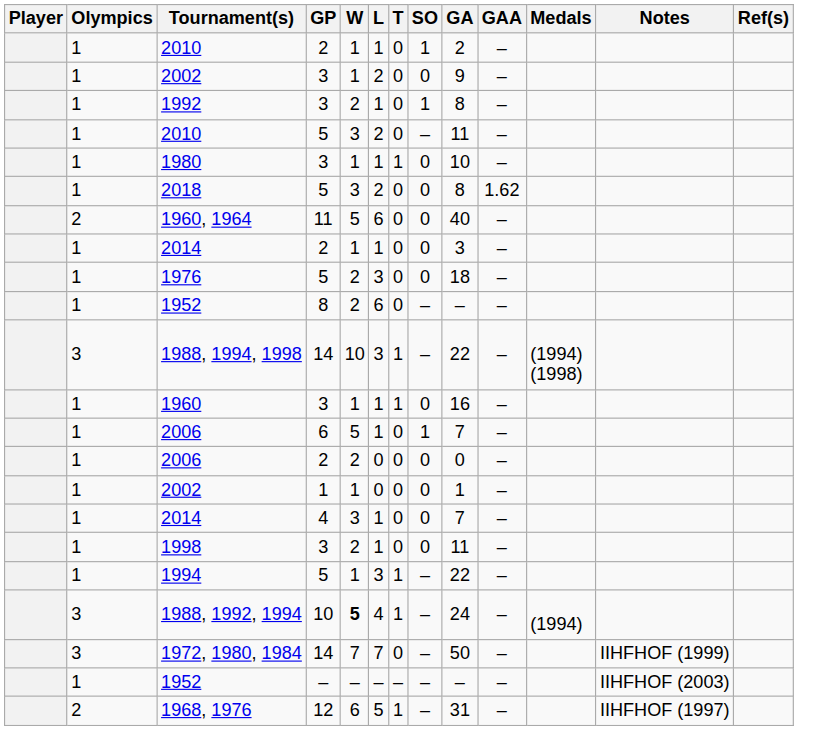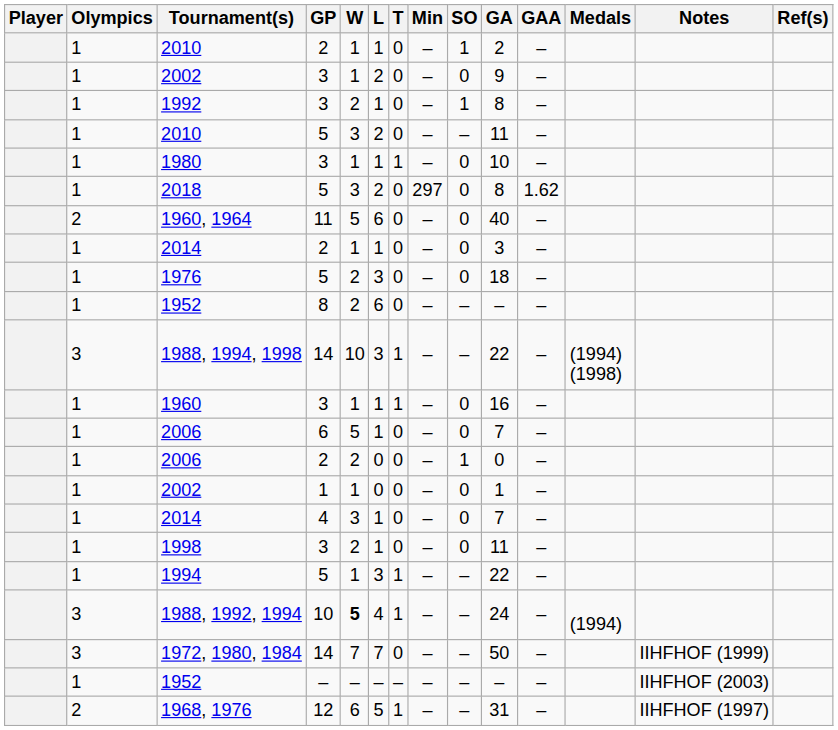+ column: (427, 18)
(425, 432) 1 -> (464, 432) 0
(425, 460) 0 -> (464, 460) 1
